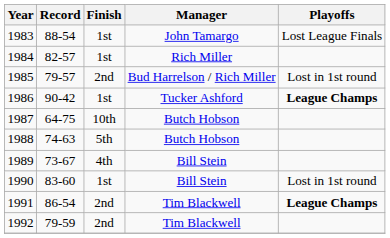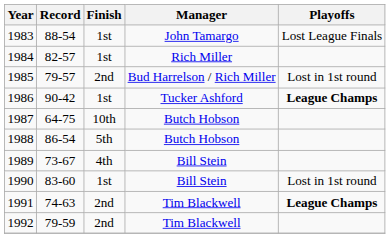(60, 139) 74-63 -> (60, 139) 86-54
(60, 202) 86-54 -> (60, 202) 74-63
